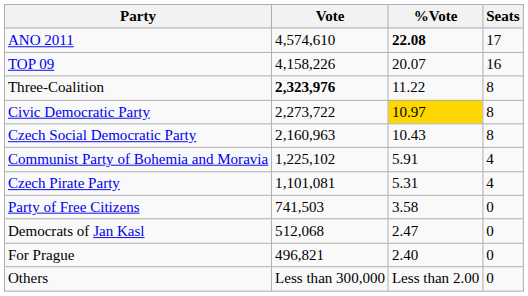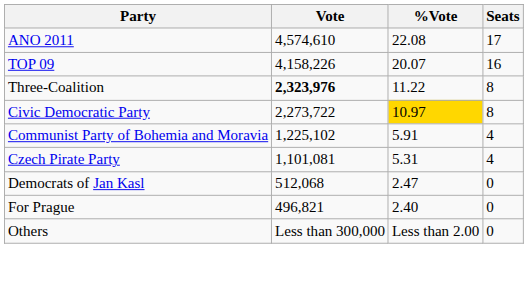(409, 40) bold -> (409, 40) normal
- row: (102, 135)
- row: (74, 207)
